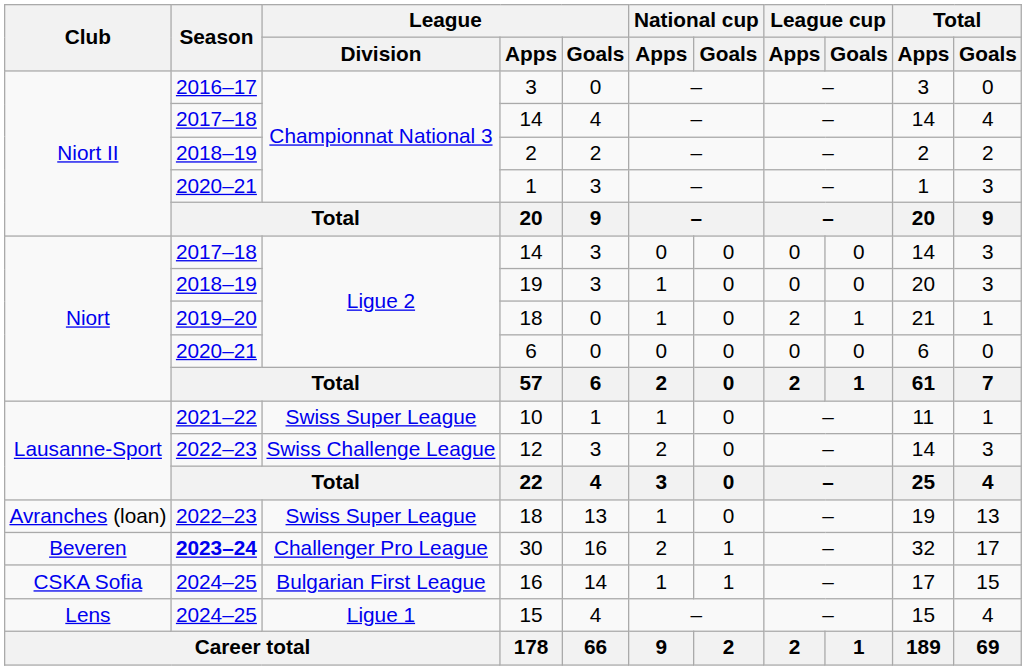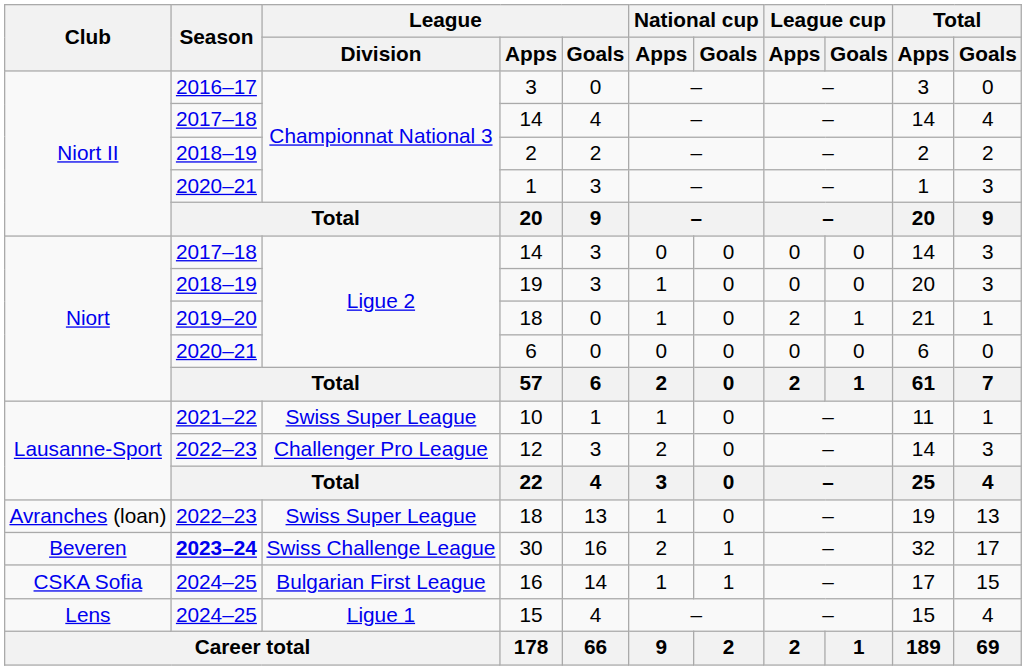(381, 449) Swiss Challenge League -> (381, 449) Challenger Pro League
(381, 548) Challenger Pro League -> (381, 548) Swiss Challenge League
